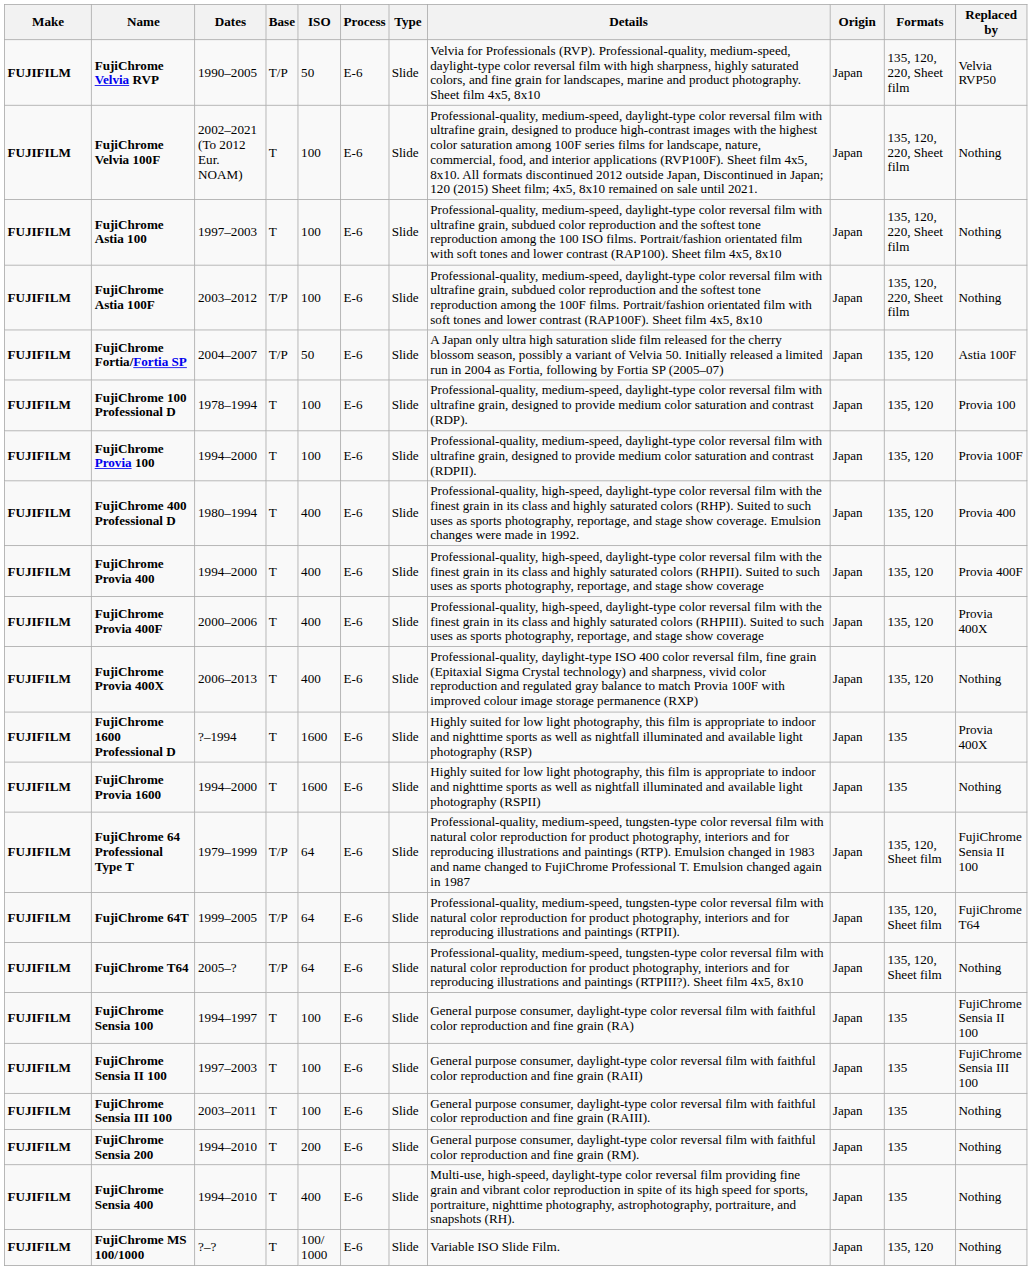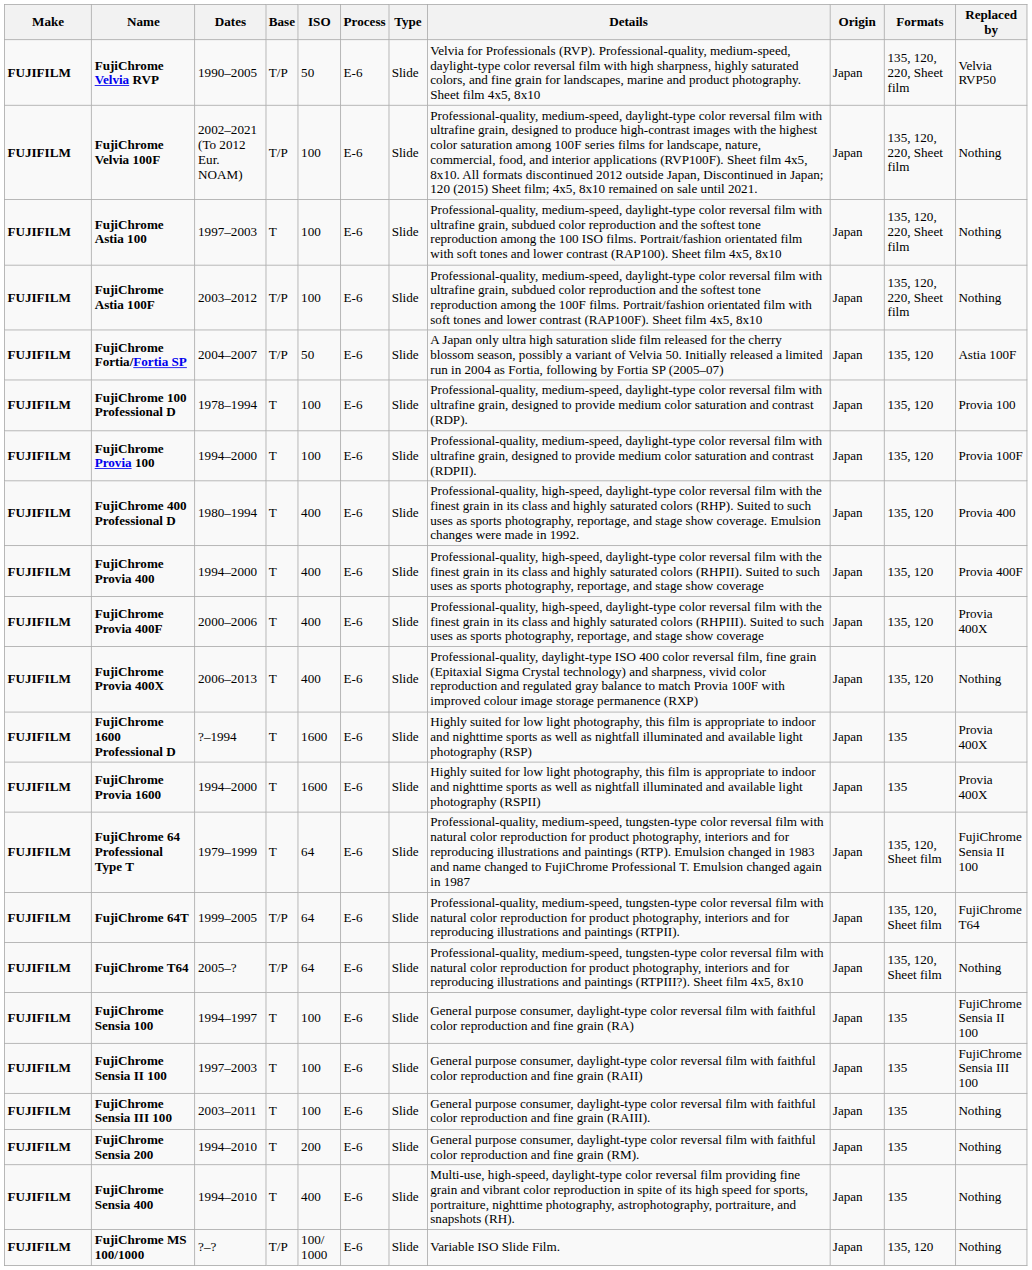(273, 152) T -> (278, 152) T/P
(980, 787) Nothing -> (976, 787) Provia 400X
(278, 852) T/P -> (273, 852) T
(273, 1247) T -> (278, 1247) T/P
